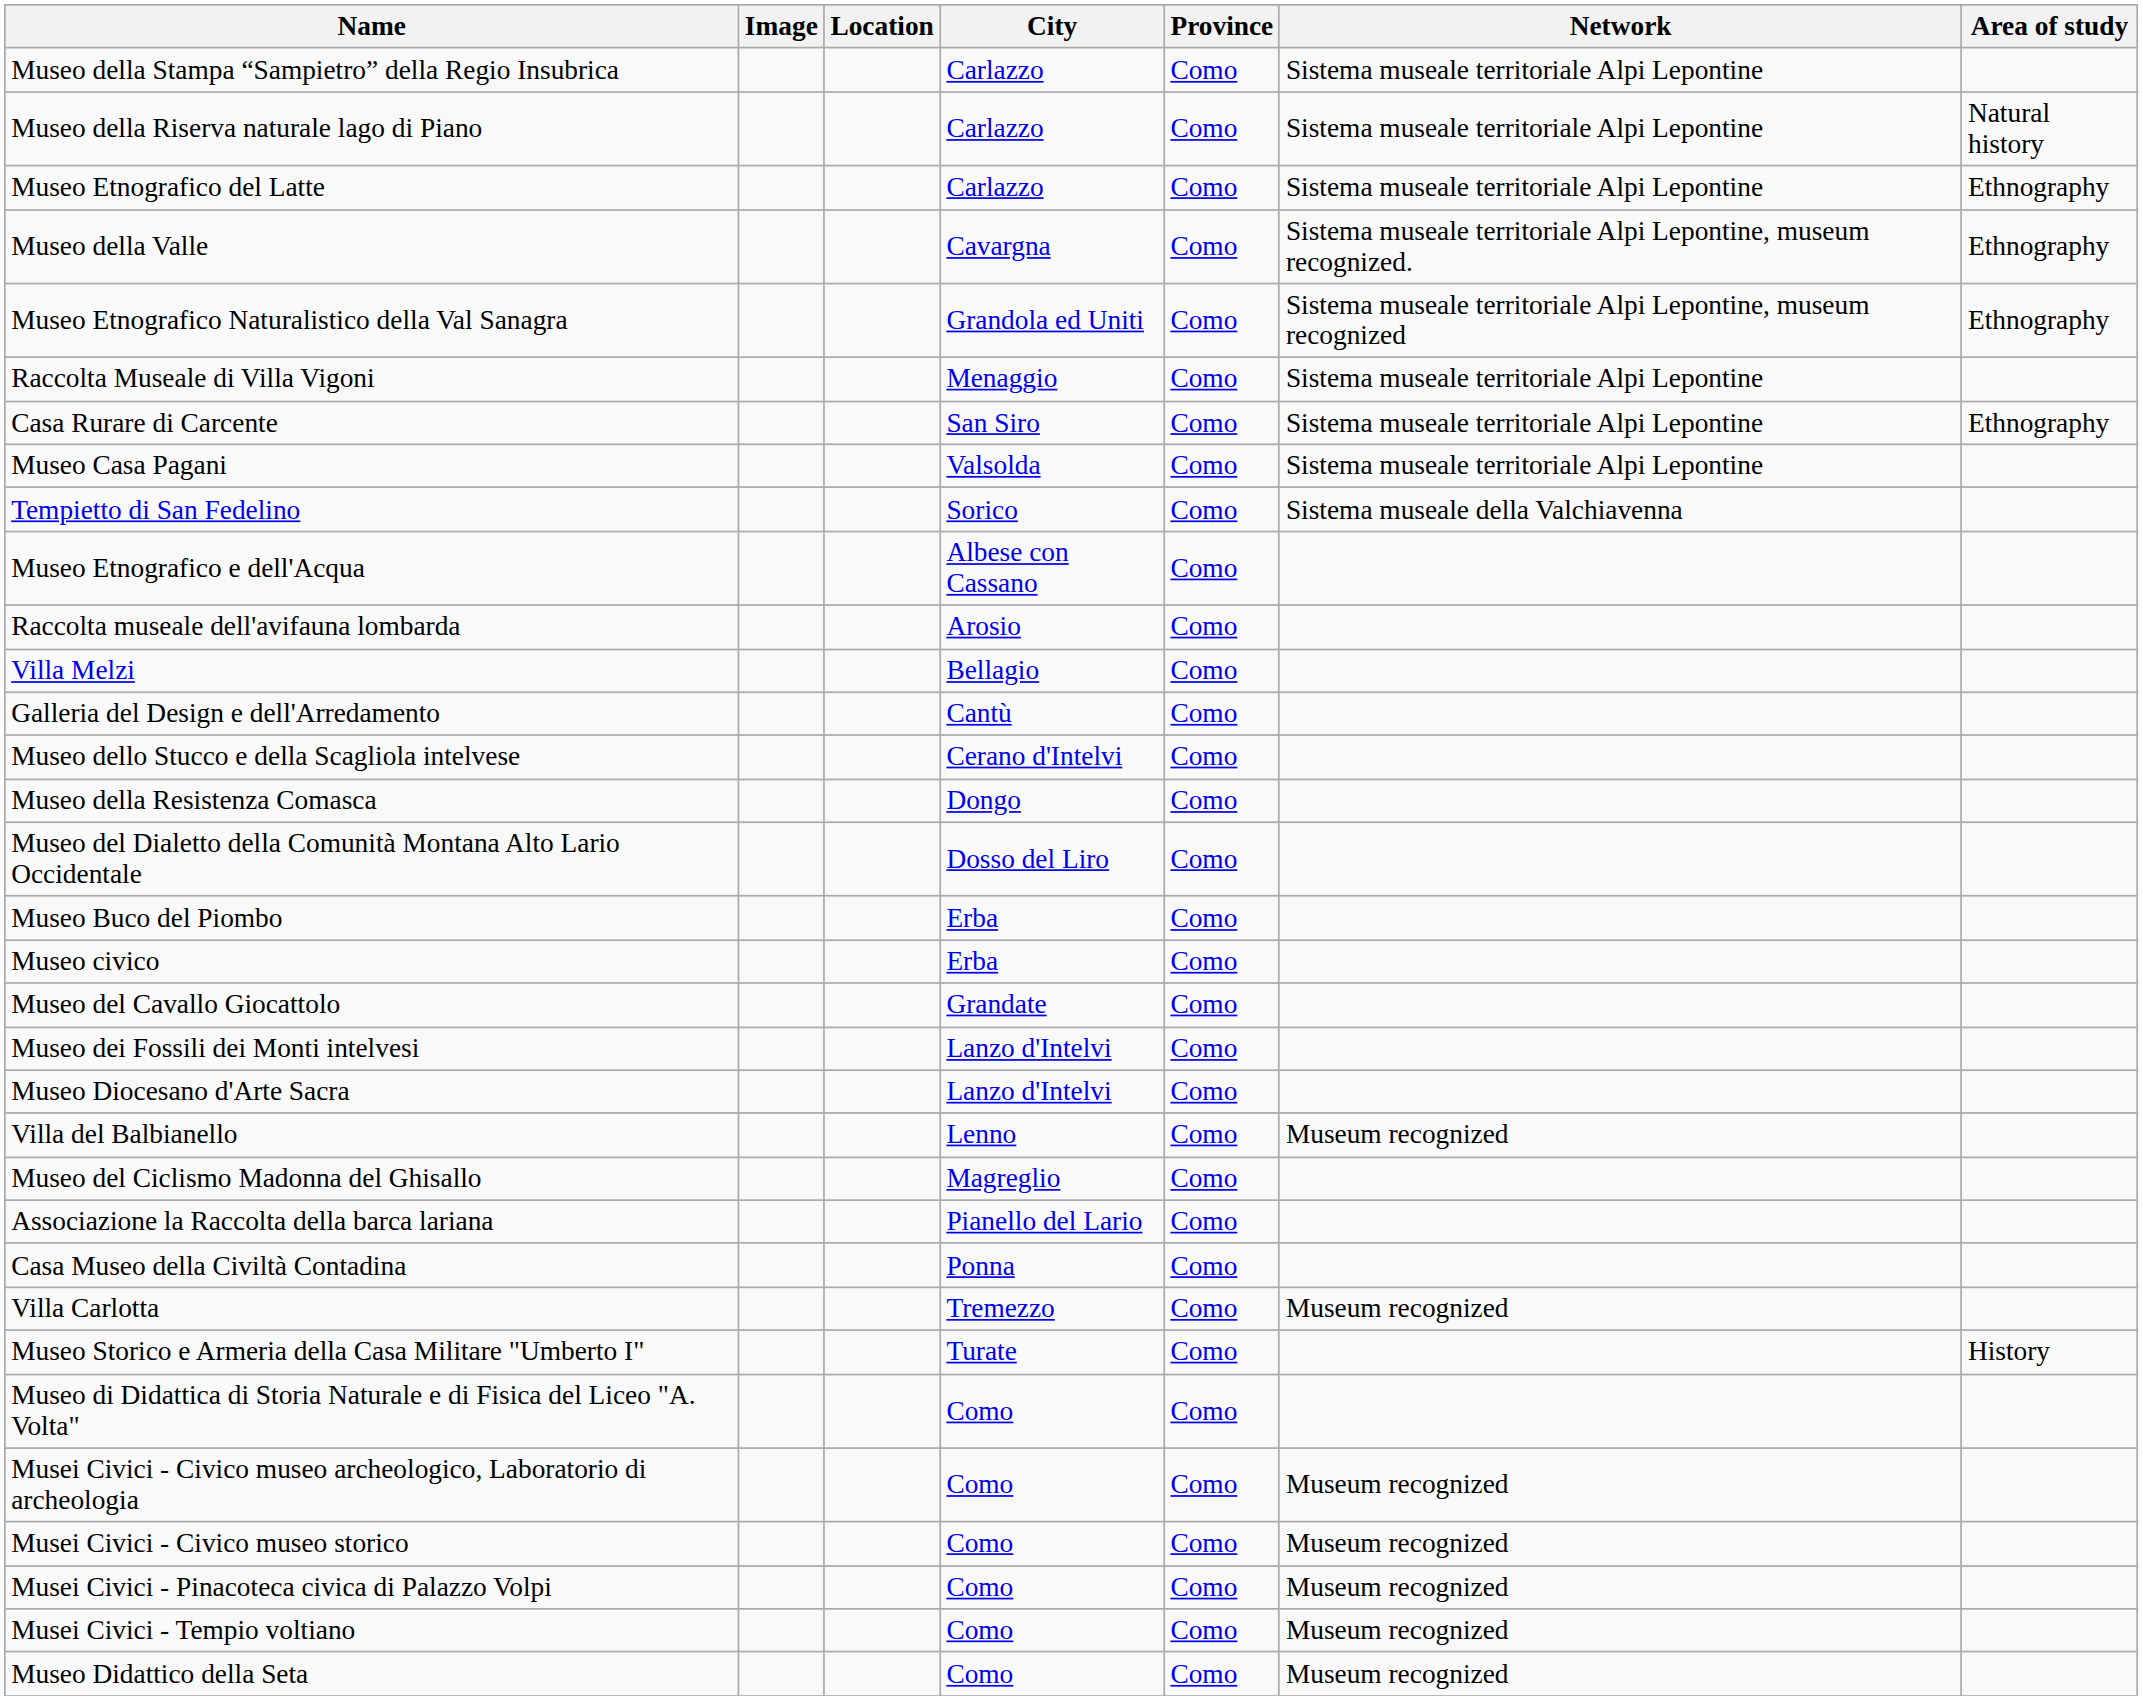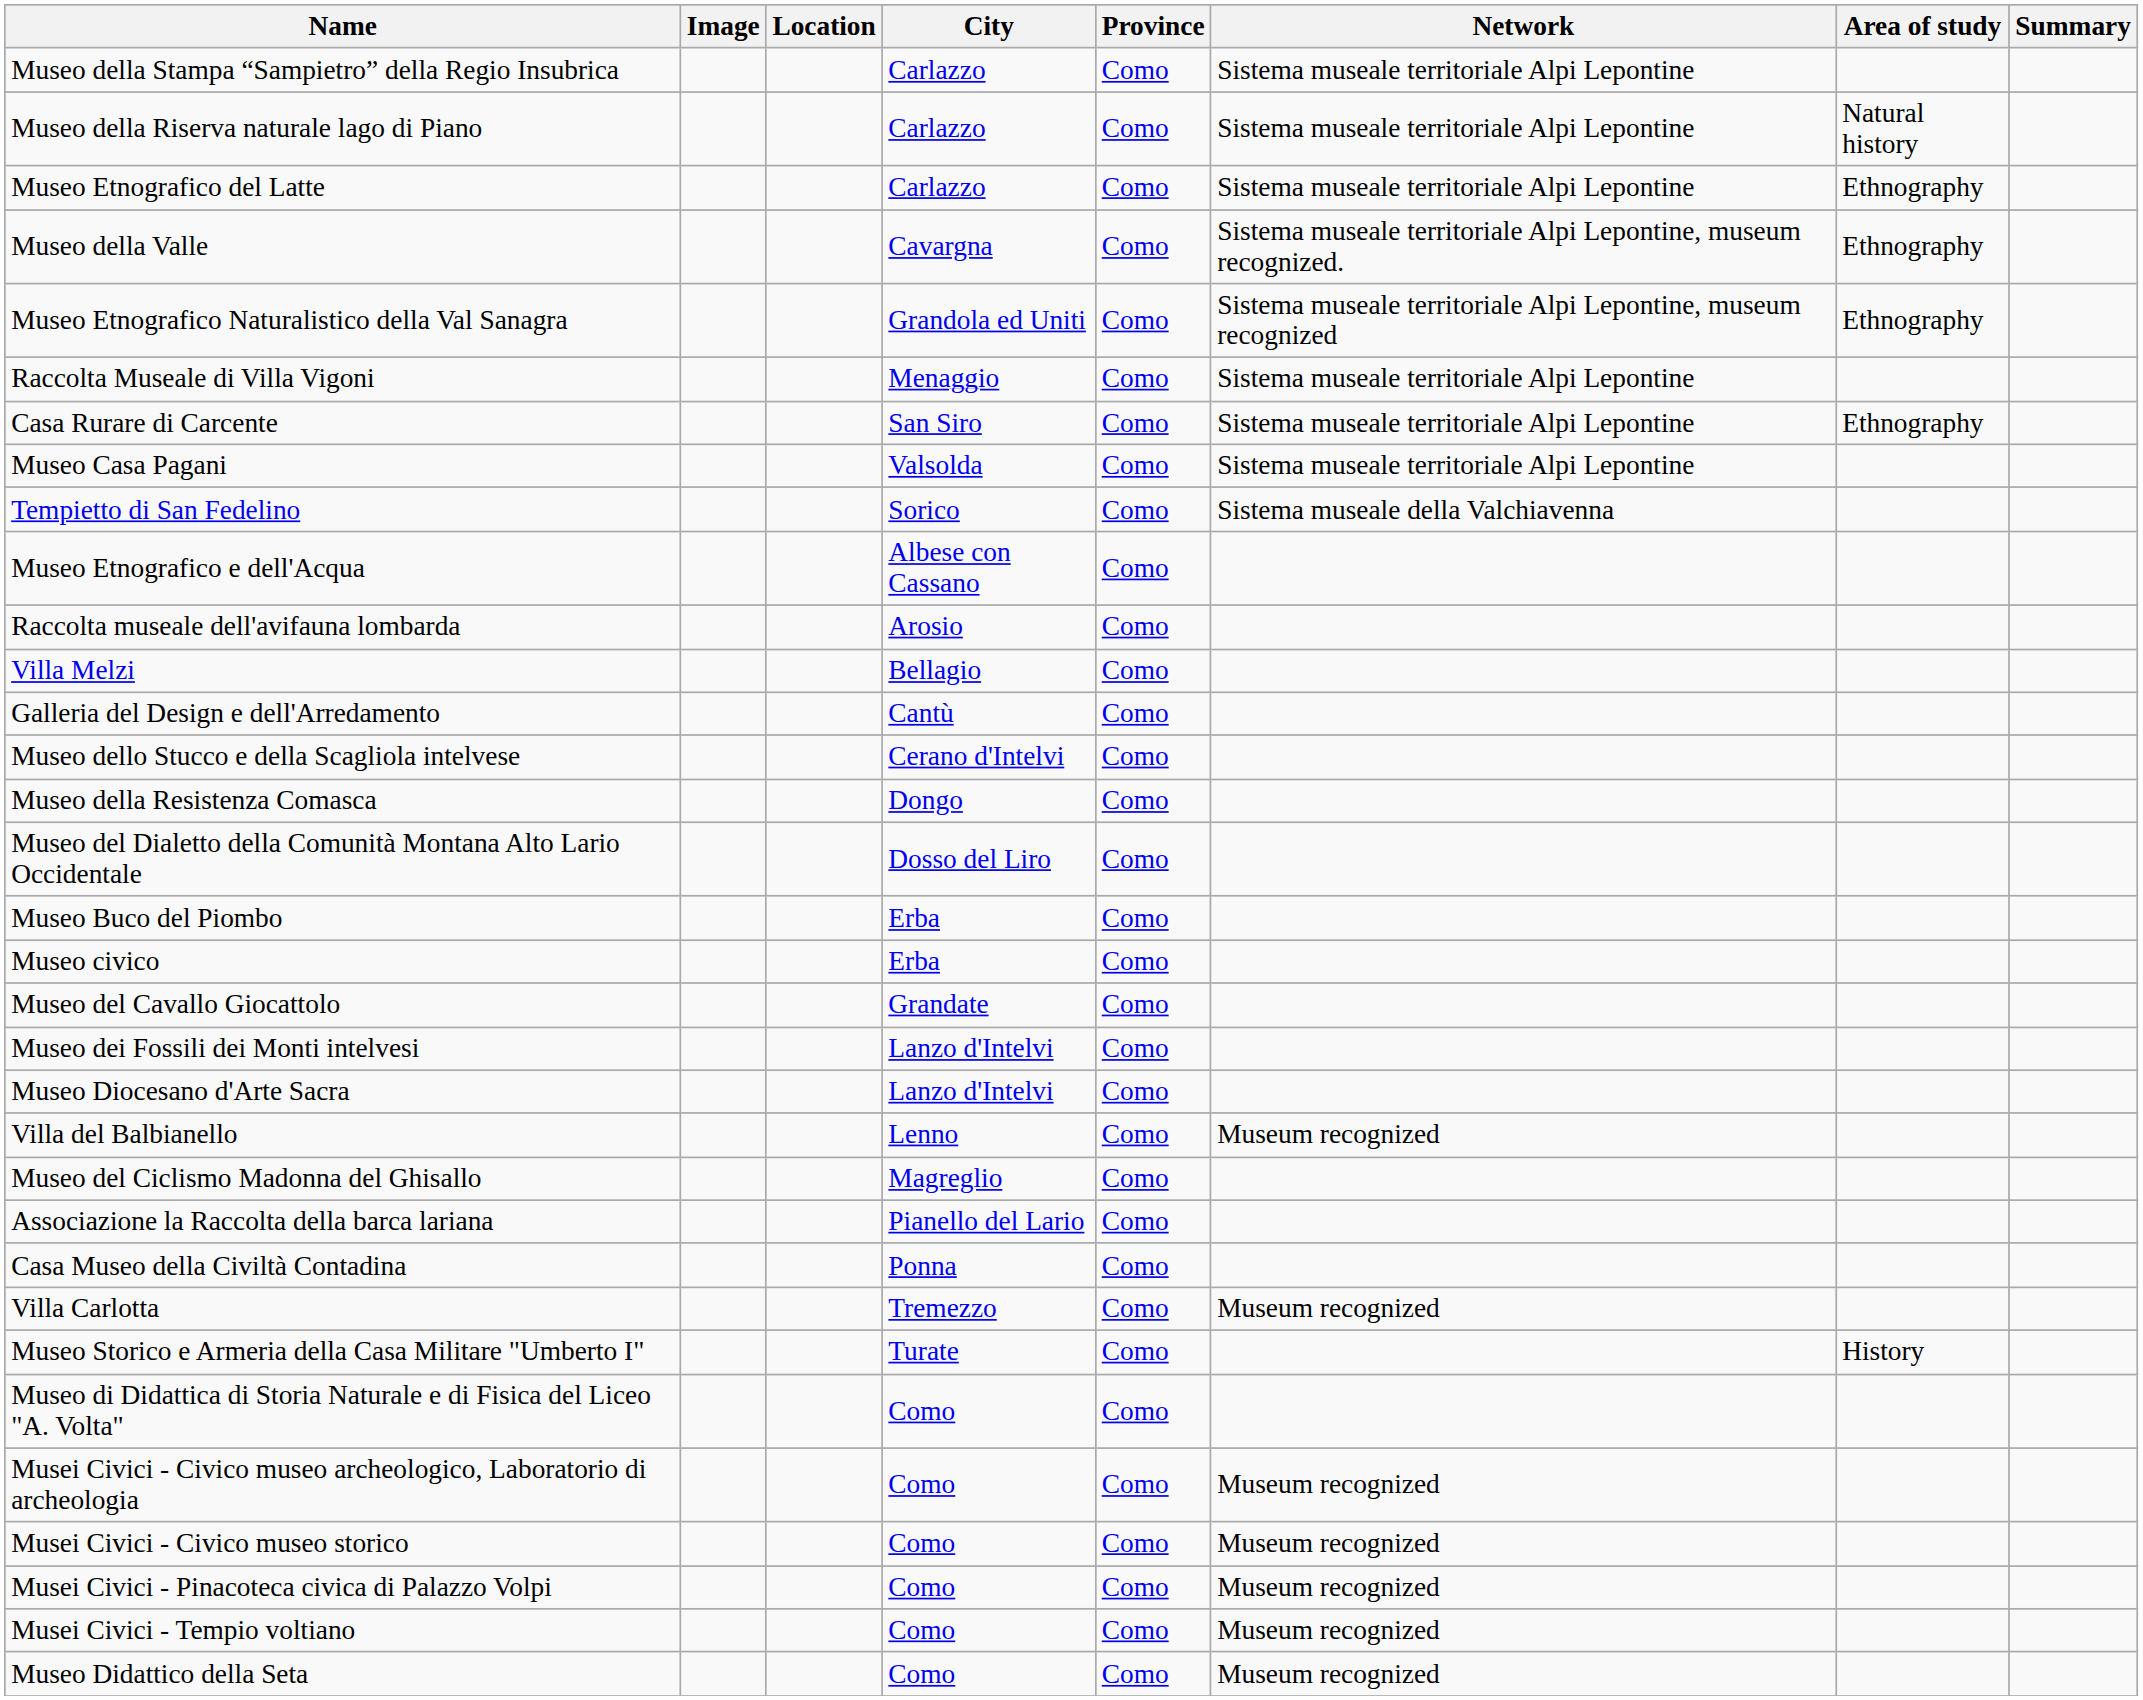+ column: (2073, 26)
